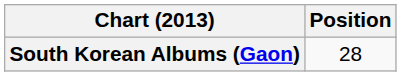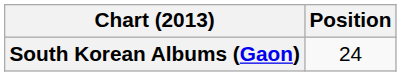(350, 53) 28 -> (350, 53) 24
